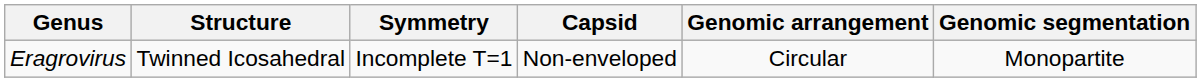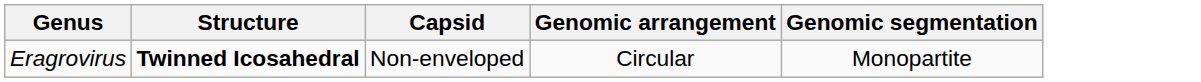- column: (434, 22)
(241, 58) normal -> (248, 58) bold
